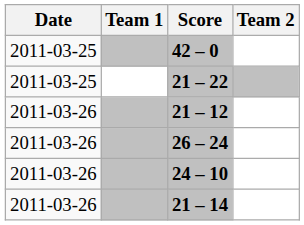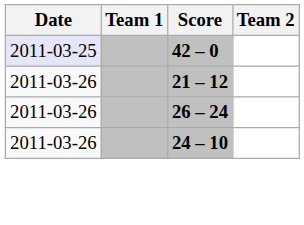(53, 50) no background -> (53, 50) lavender background
- row: (200, 81)
- row: (200, 204)
